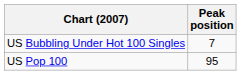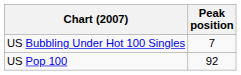(212, 61) 95 -> (212, 61) 92
